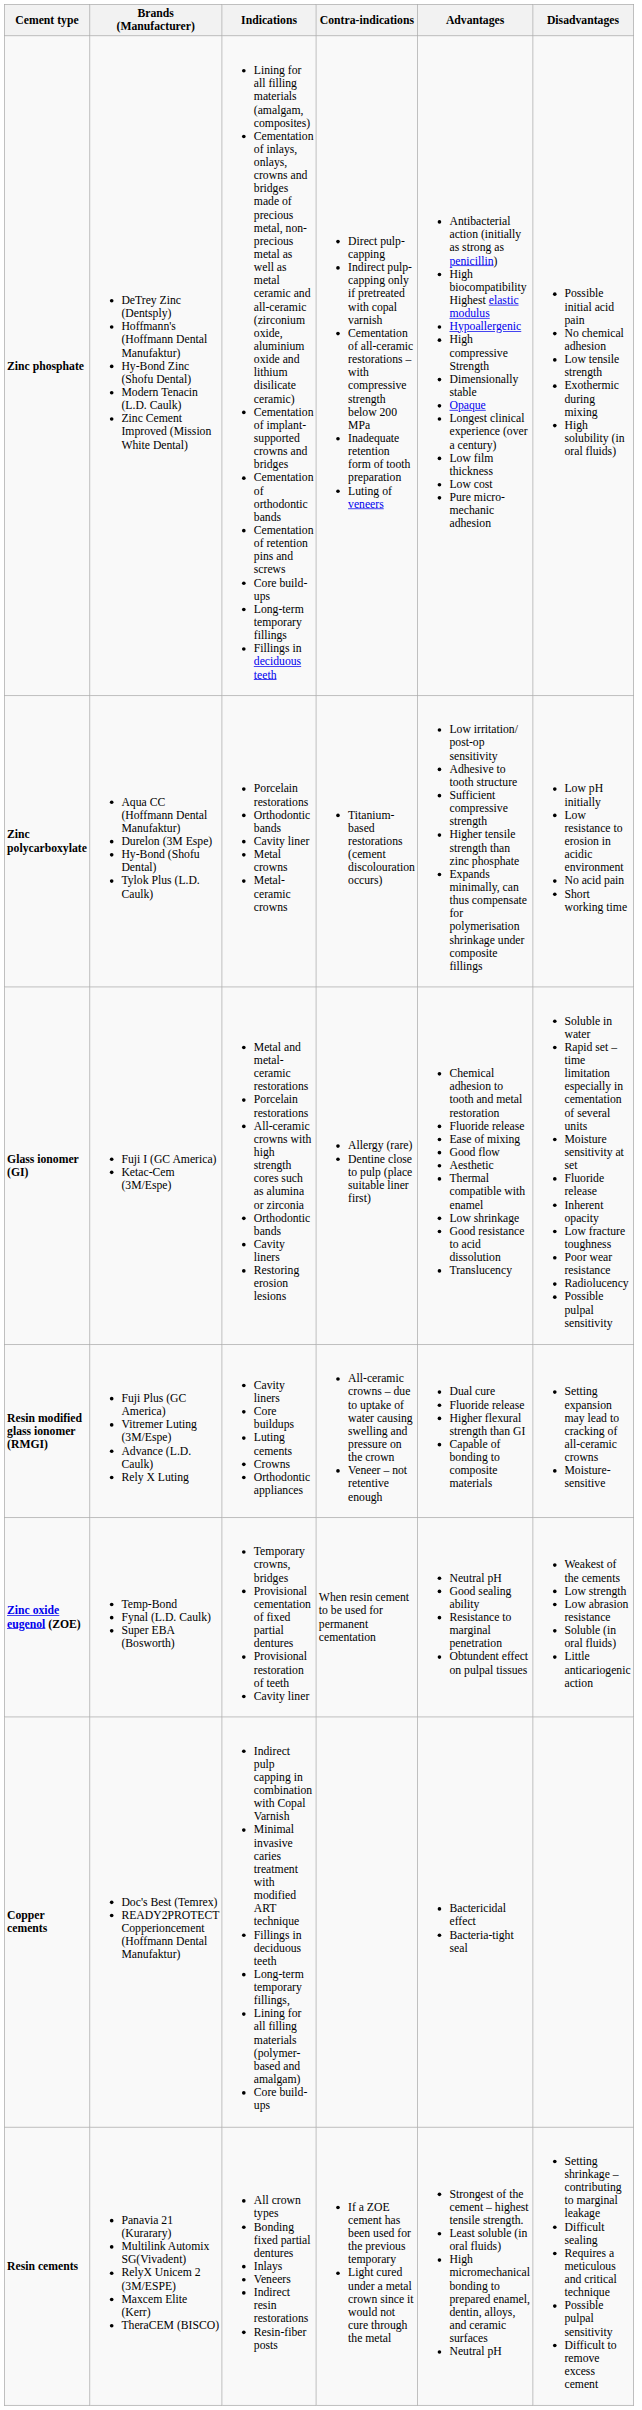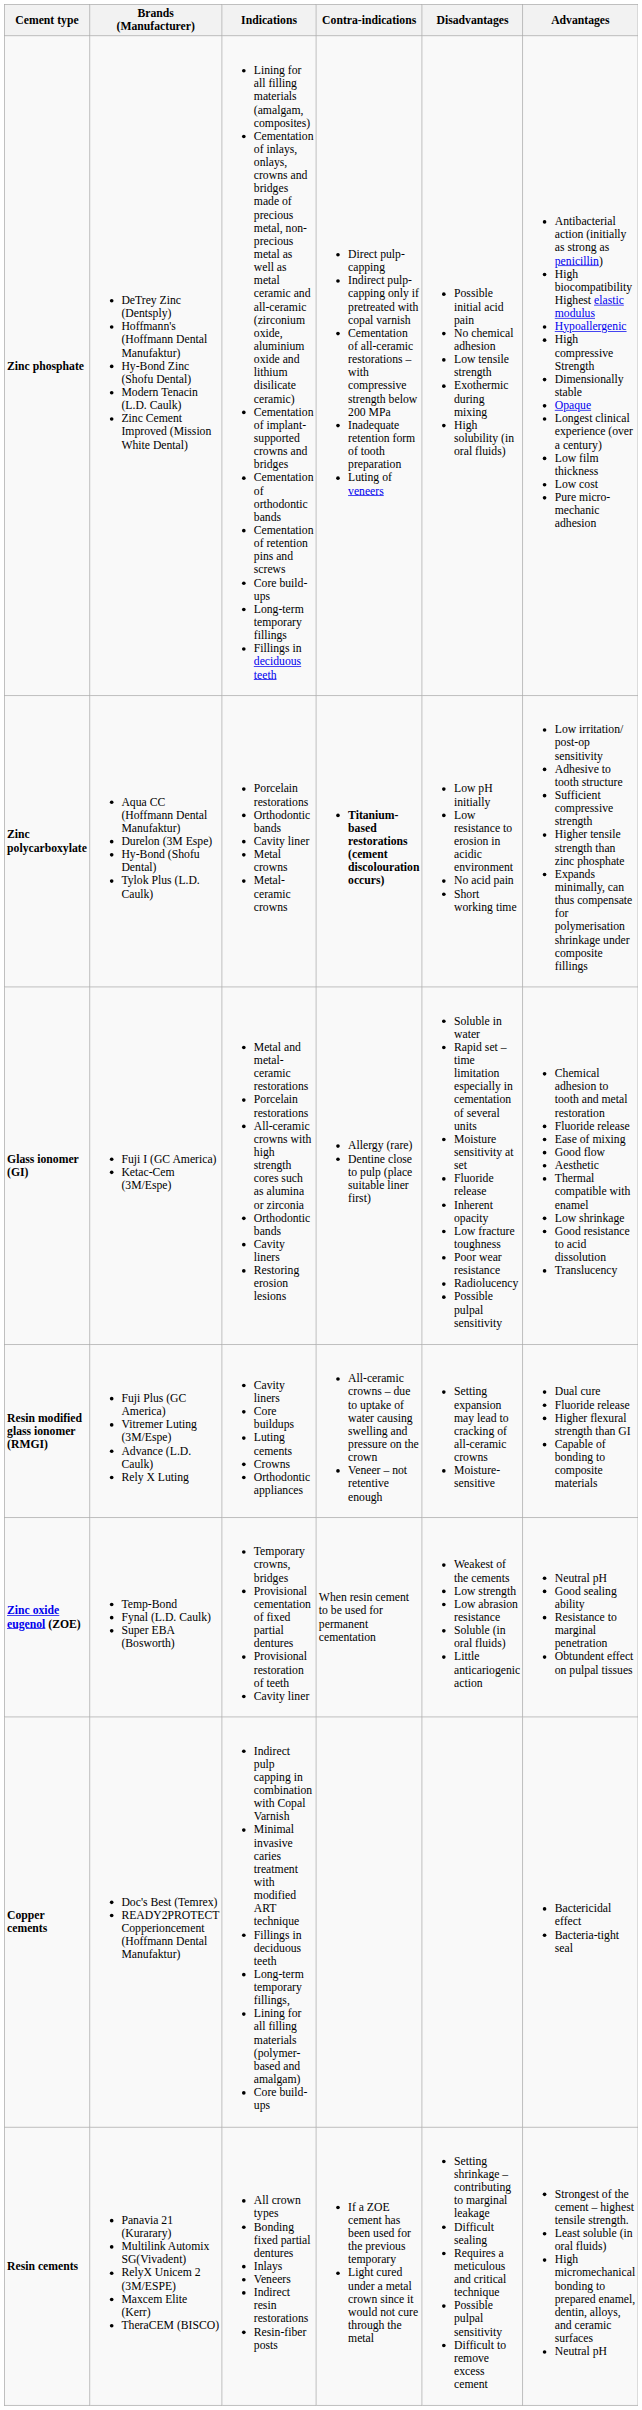columns swapped: (475, 20) <-> (583, 20)
(367, 848) normal -> (369, 848) bold
